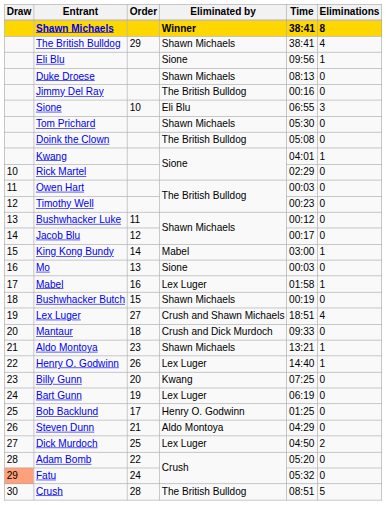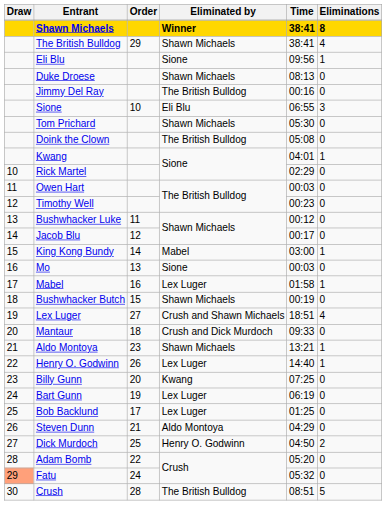(203, 412) Henry O. Godwinn -> (184, 412) Lex Luger
(184, 444) Lex Luger -> (203, 444) Henry O. Godwinn
